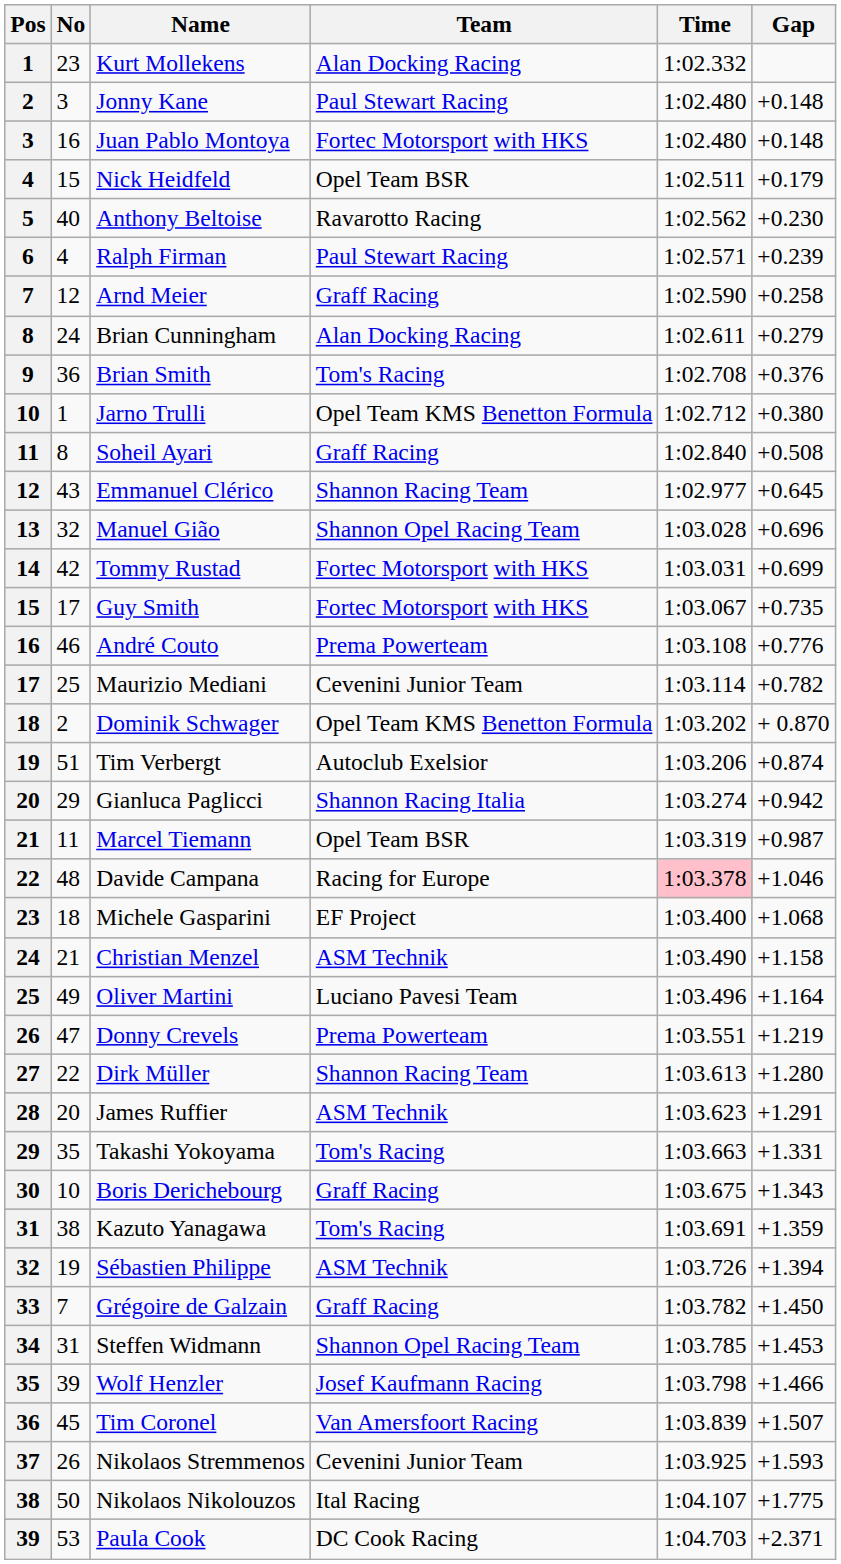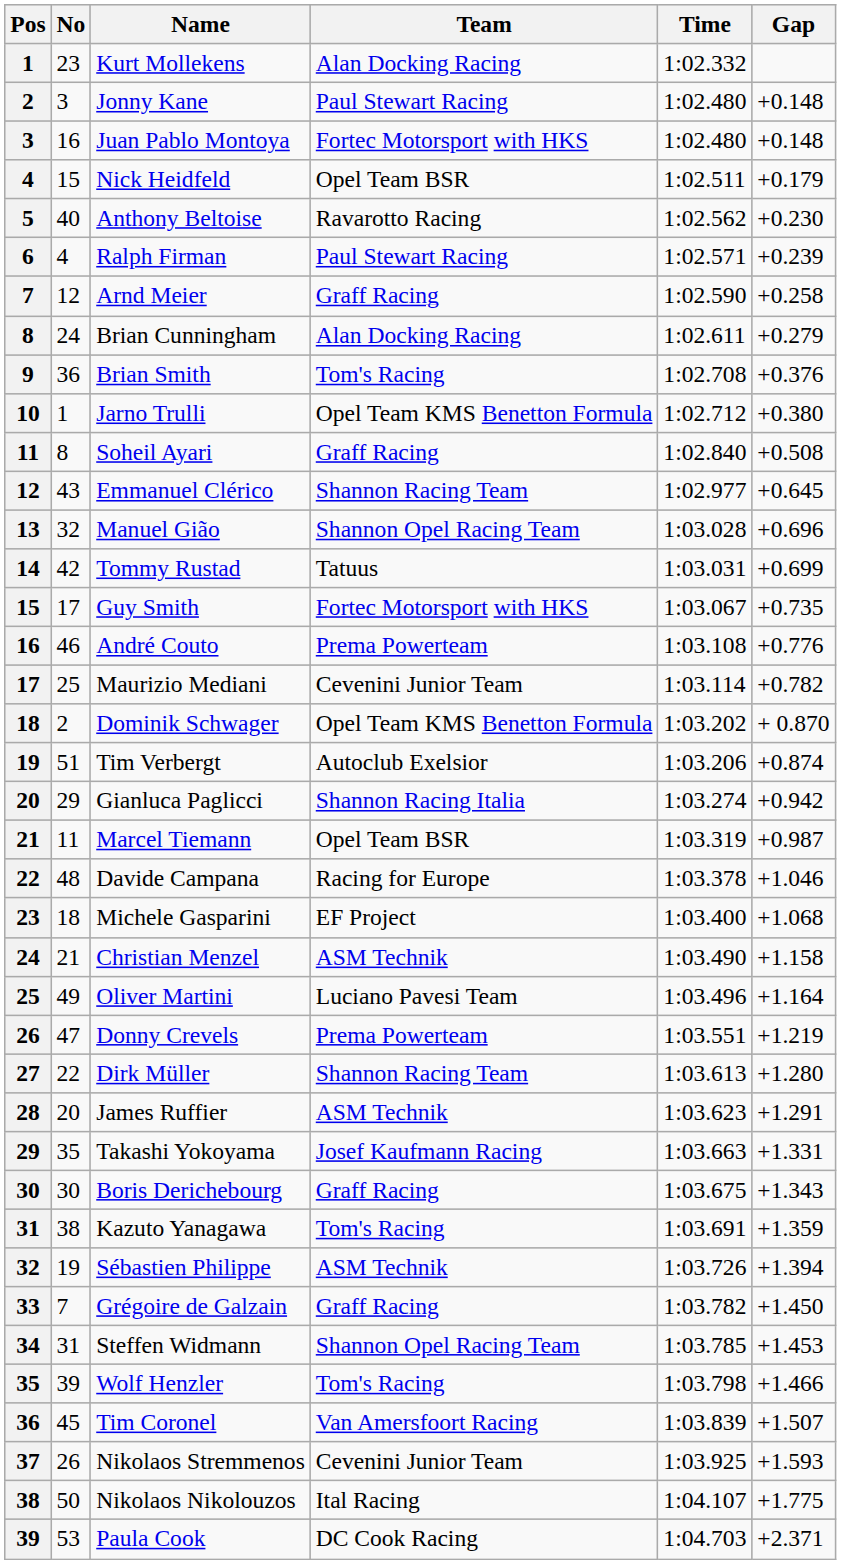(452, 567) Fortec Motorsport with HKS -> (347, 567) Tatuus
(705, 878) pink background -> (705, 878) no background
(380, 1150) Tom's Racing -> (429, 1150) Josef Kaufmann Racing
(68, 1189) 10 -> (68, 1189) 30
(429, 1383) Josef Kaufmann Racing -> (380, 1383) Tom's Racing
